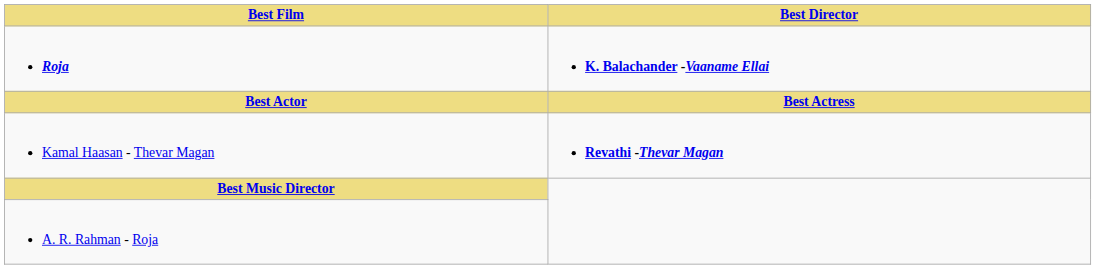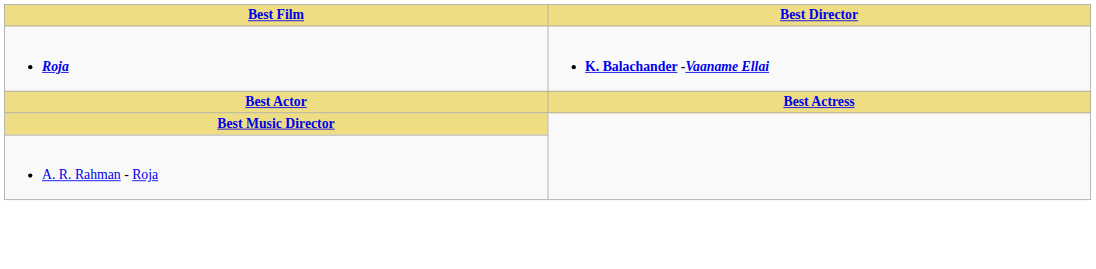- row: (276, 153)
